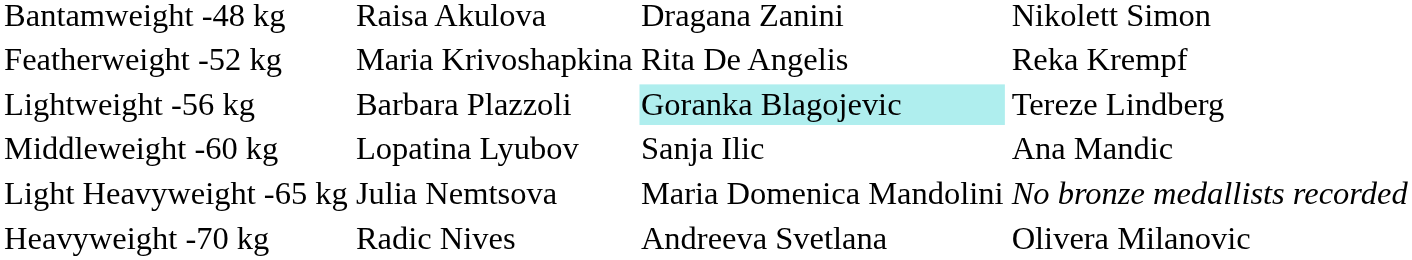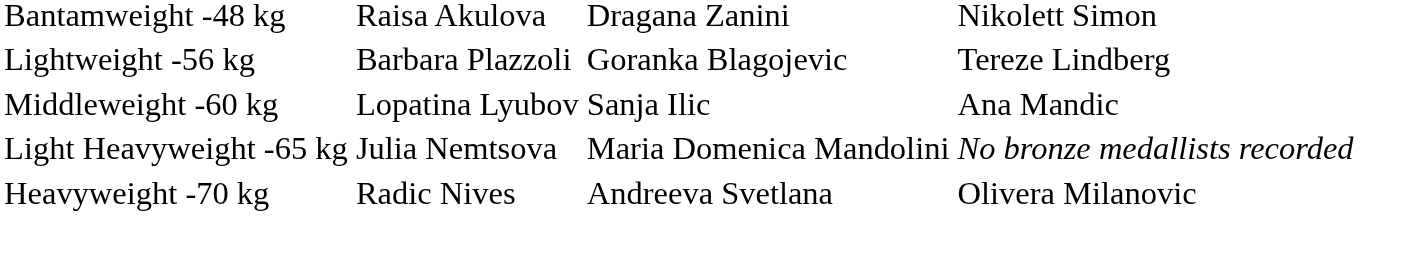- row: (143, 59)
(771, 104) paleturquoise background -> (717, 59) no background
